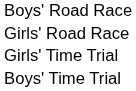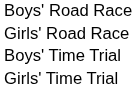rows swapped: (63, 79) <-> (61, 56)
